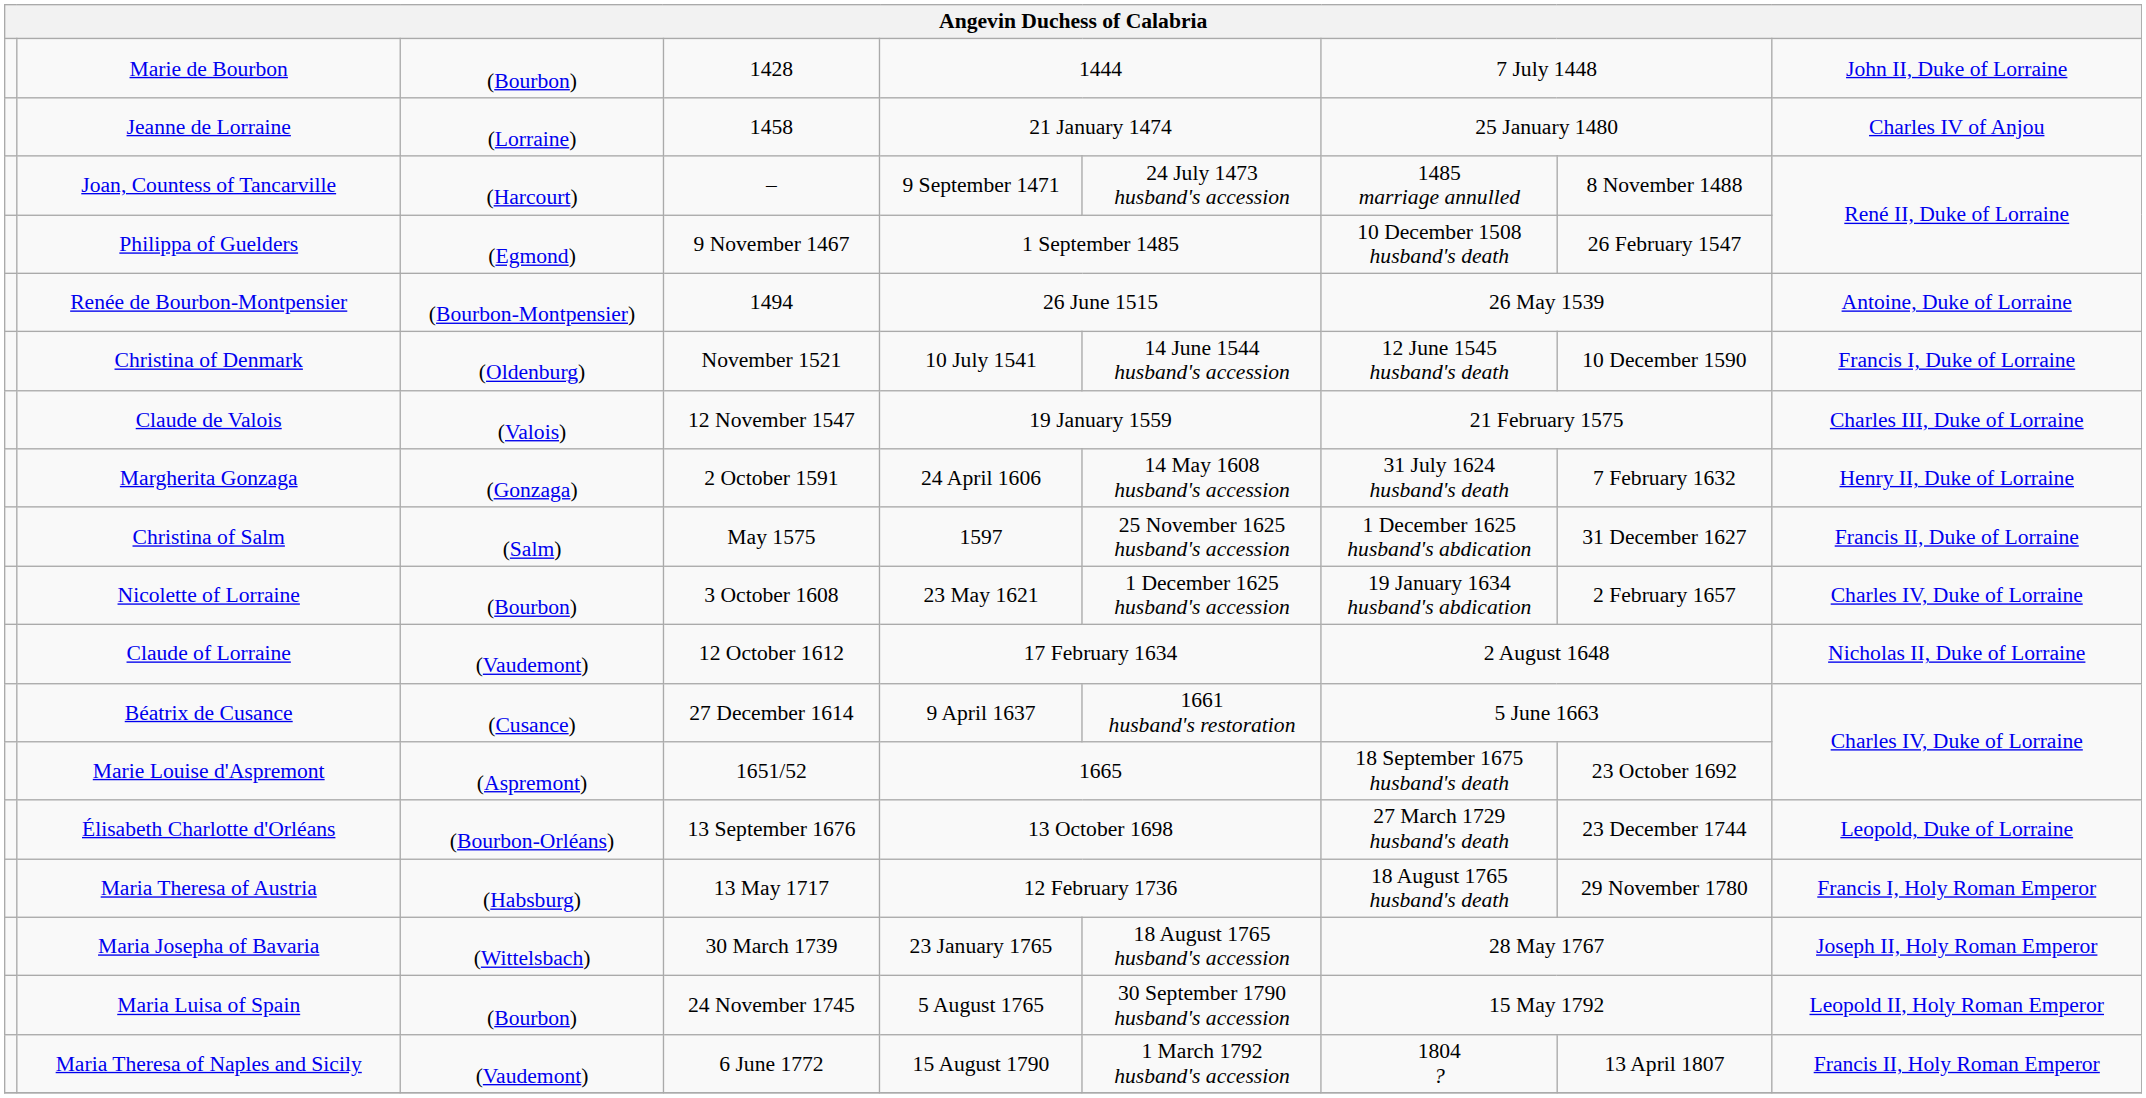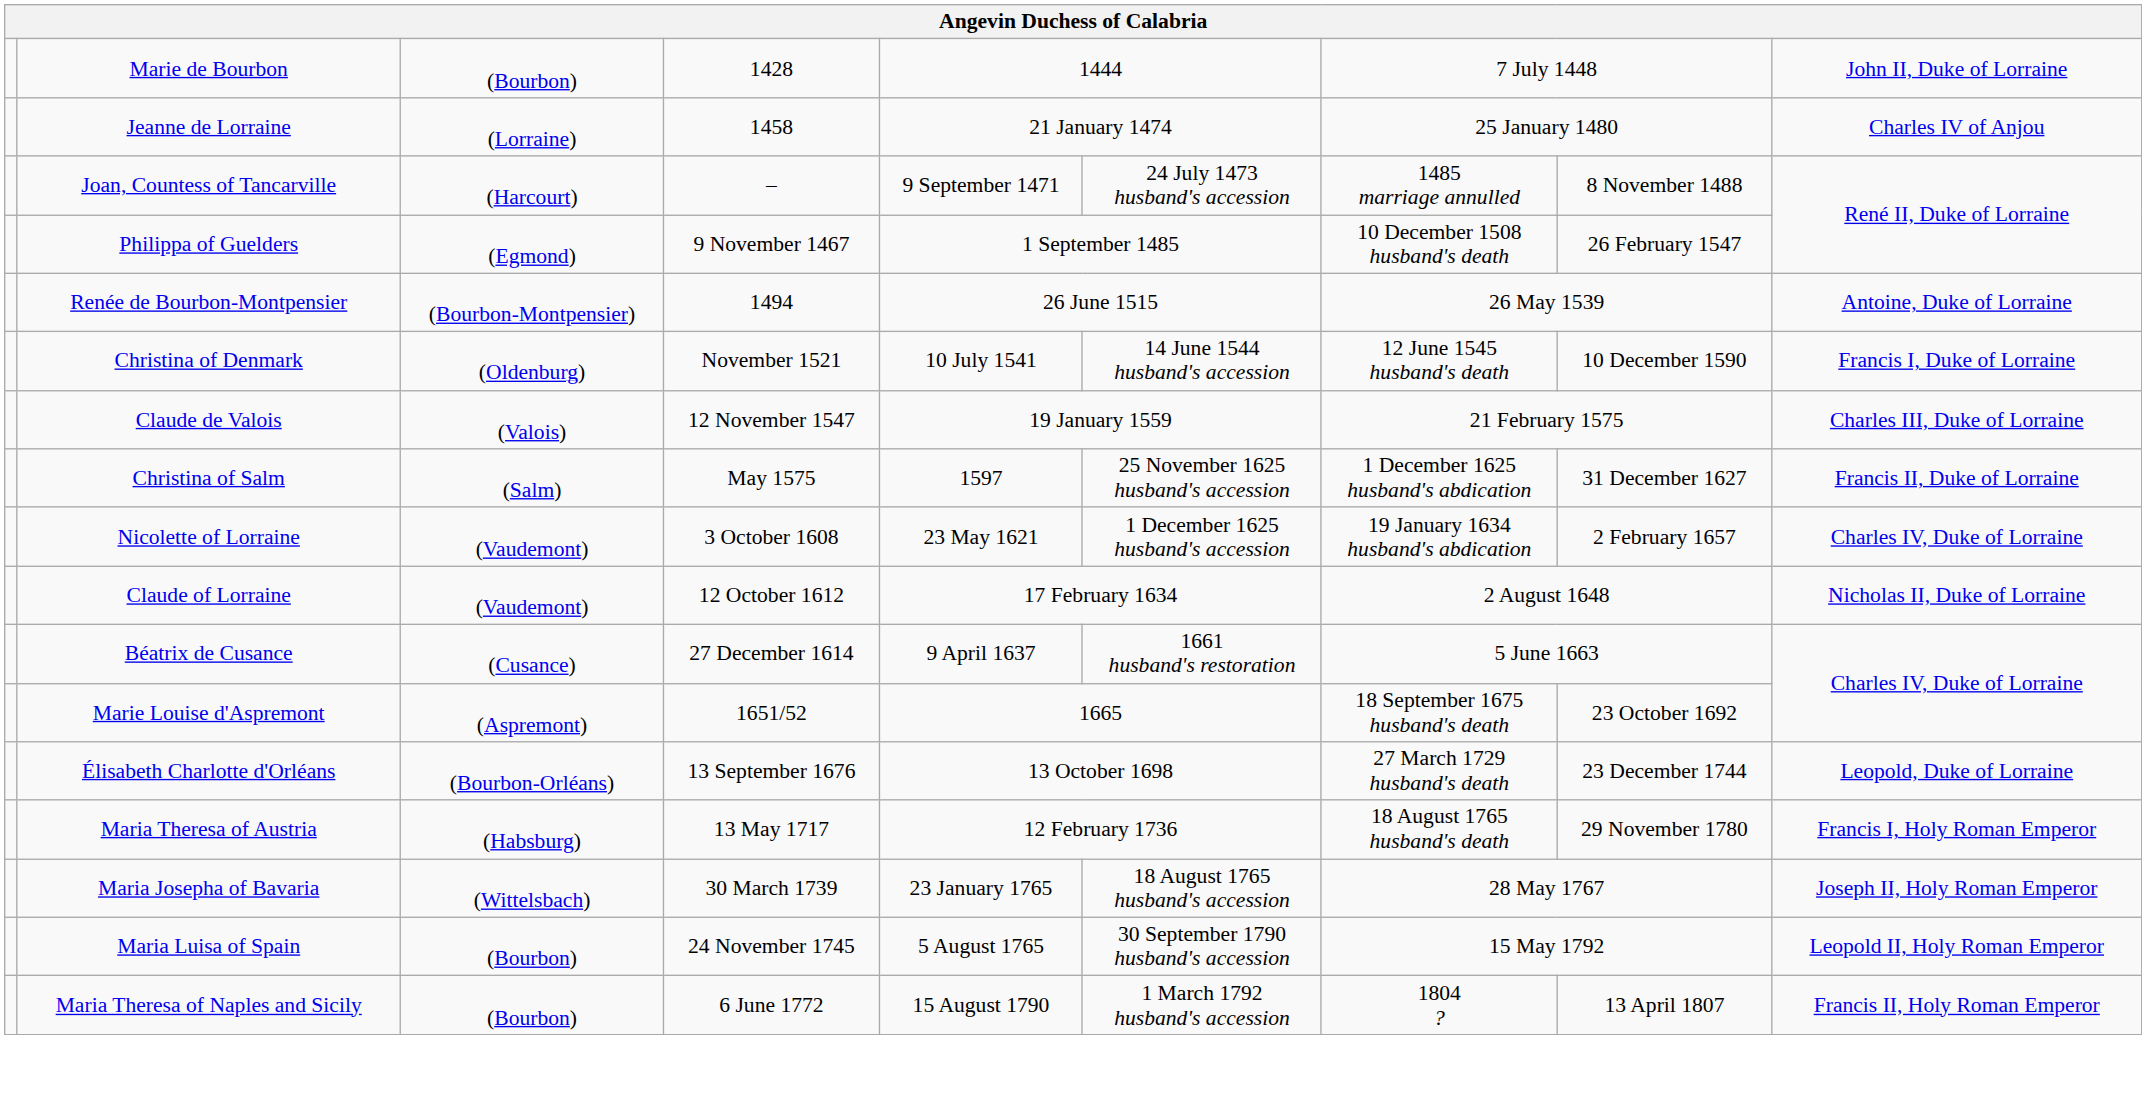- row: (209, 477)
(532, 607) (Bourbon) -> (532, 548) (Vaudemont)
(532, 1075) (Vaudemont) -> (532, 1017) (Bourbon)
